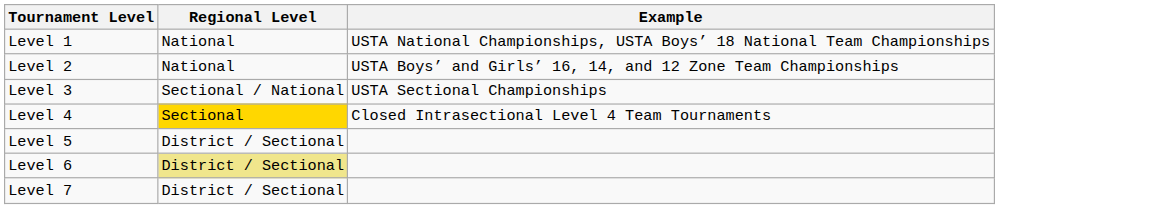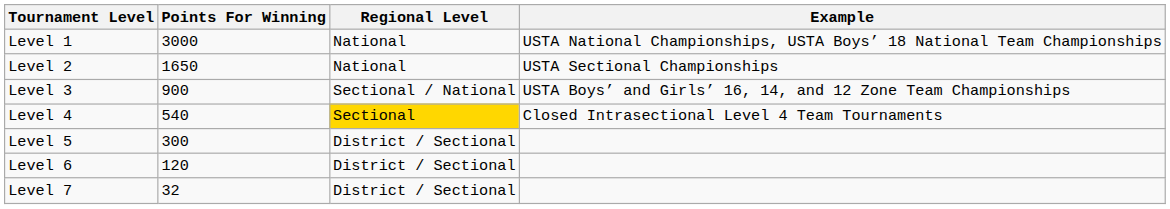+ column: (244, 17)
(625, 67) USTA Boys’ and Girls’ 16, 14, and 12 Zone Team Championships -> (651, 67) USTA Sectional Championships
(479, 91) USTA Sectional Championships -> (797, 91) USTA Boys’ and Girls’ 16, 14, and 12 Zone Team Championships
(253, 166) khaki background -> (424, 166) no background
